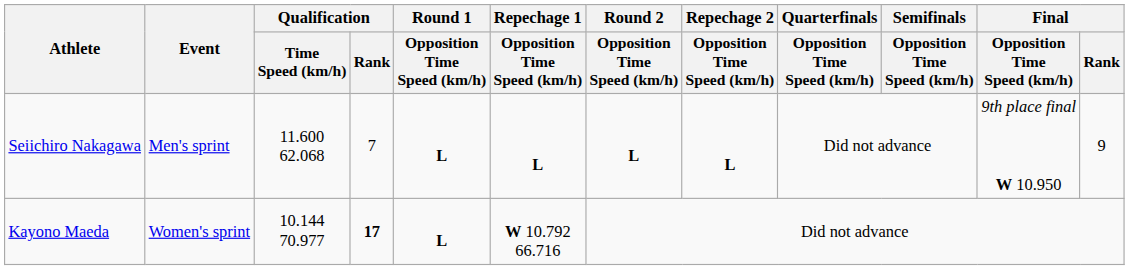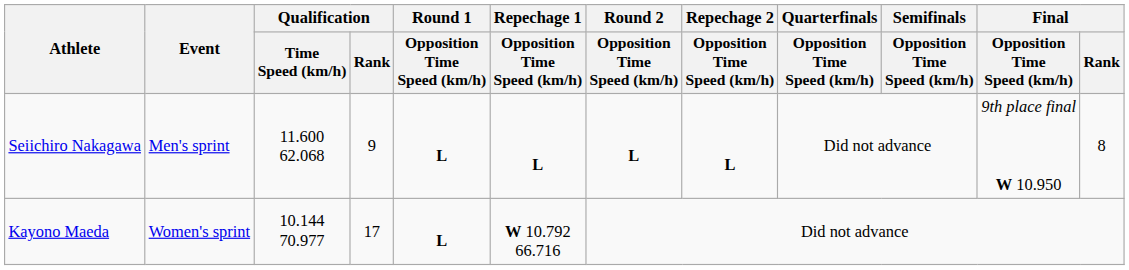(372, 146) 7 -> (372, 146) 9
(1102, 146) 9 -> (1102, 146) 8
(372, 231) bold -> (372, 231) normal
